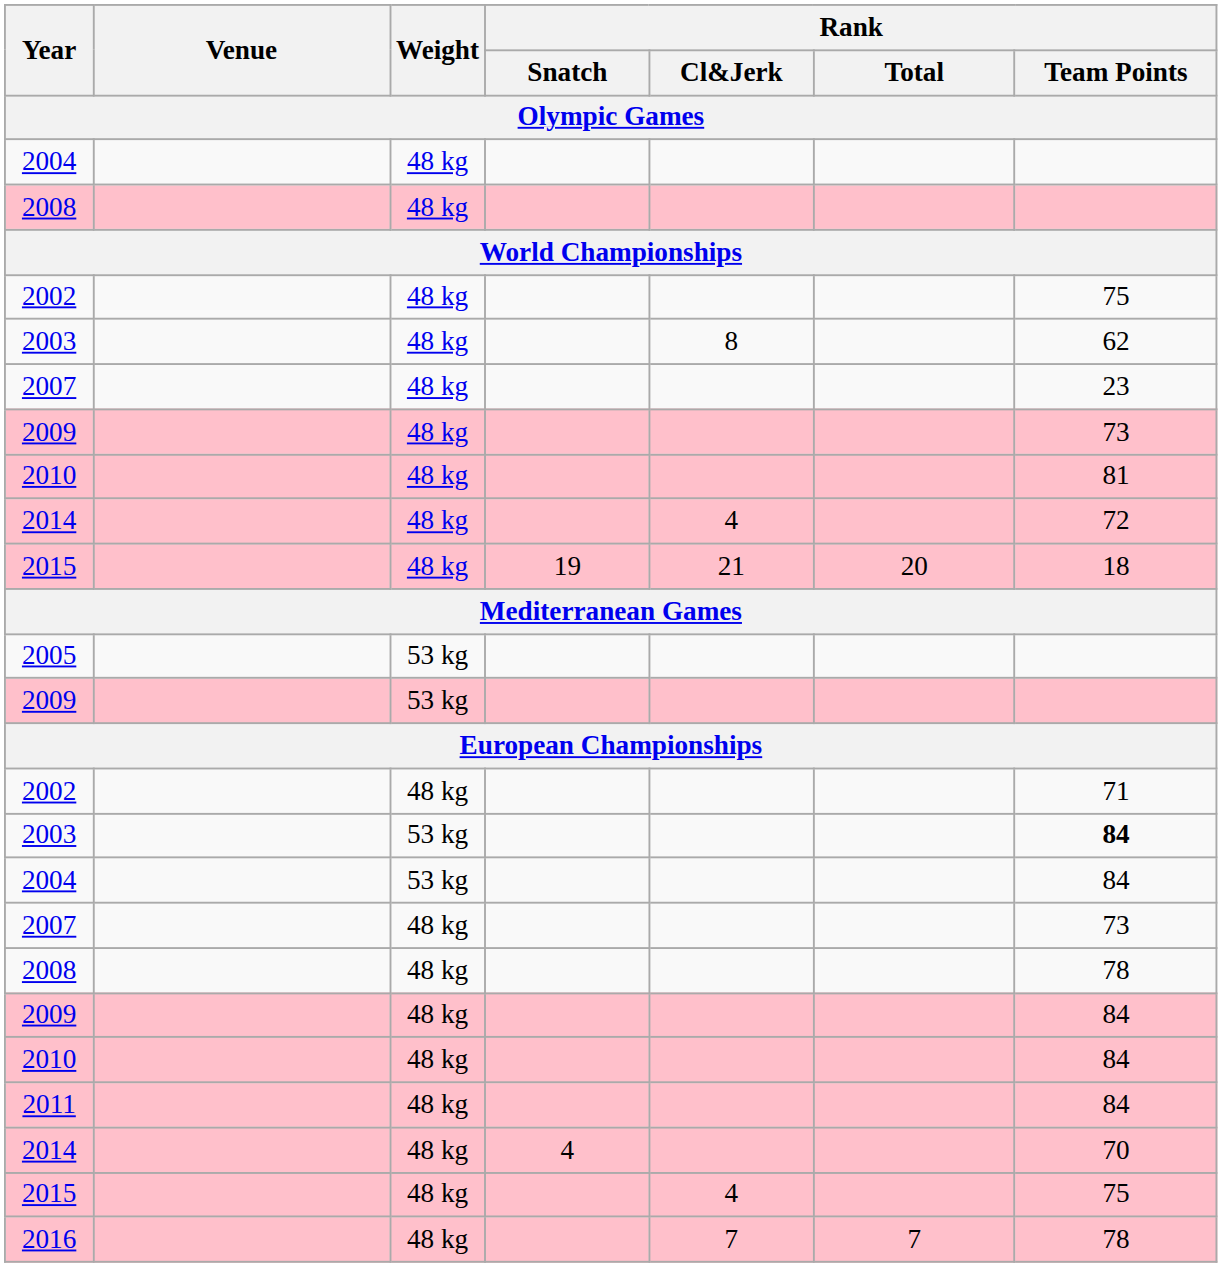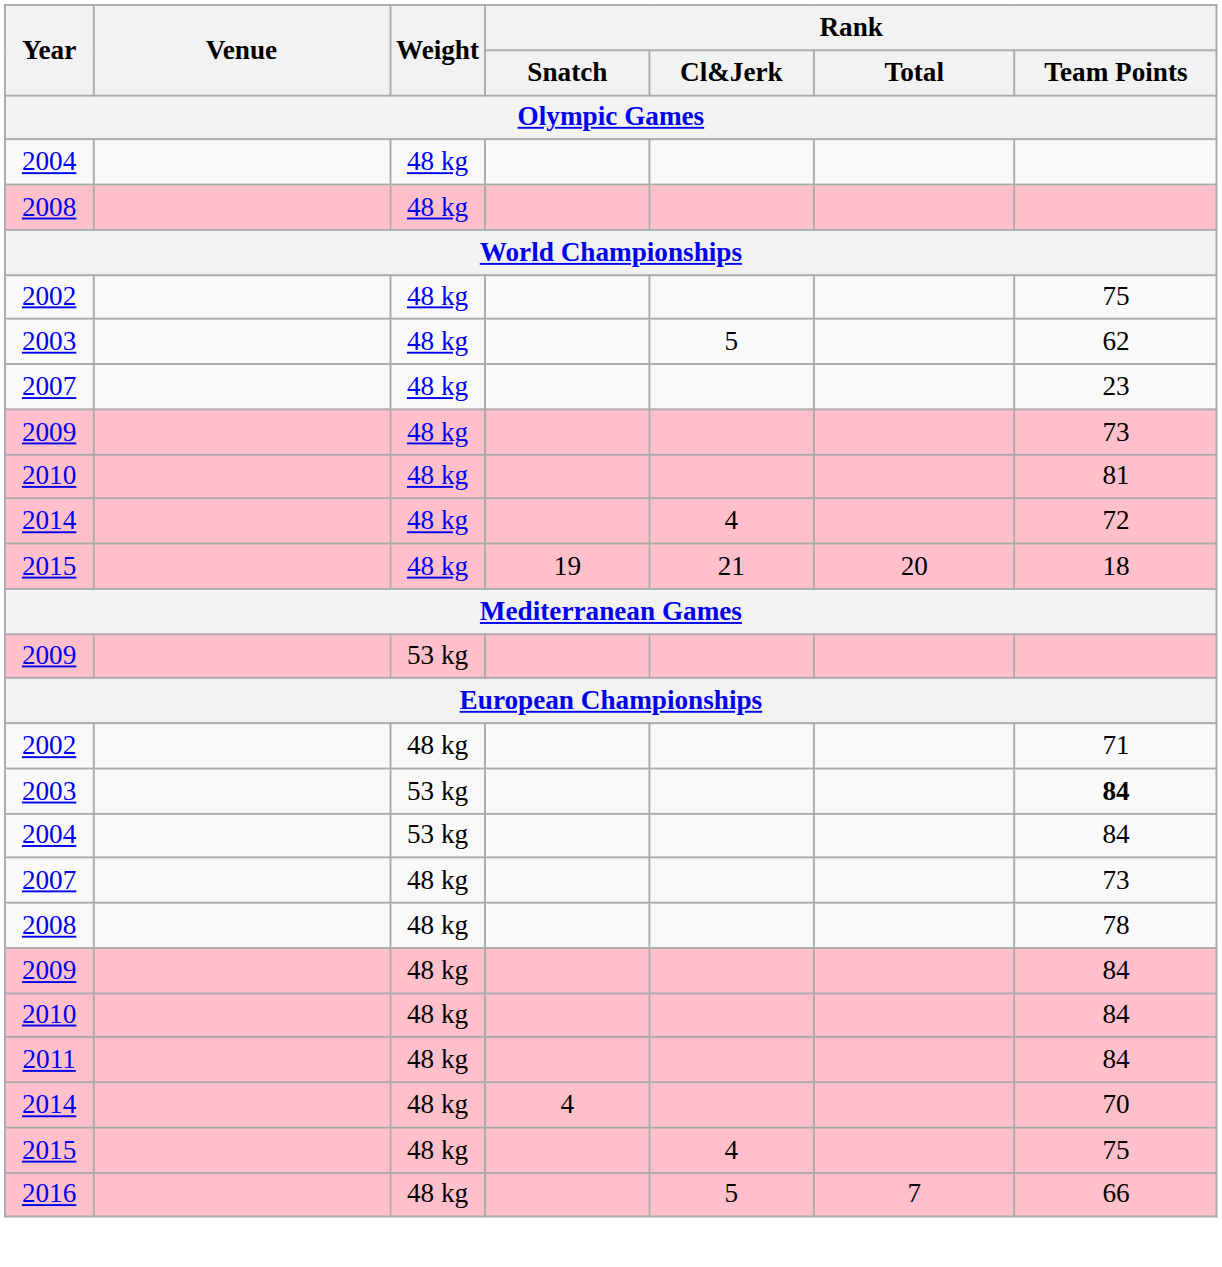(731, 341) 8 -> (731, 341) 5
- row: (49, 655)
(731, 1239) 7 -> (731, 1194) 5
(1116, 1239) 78 -> (1116, 1194) 66
